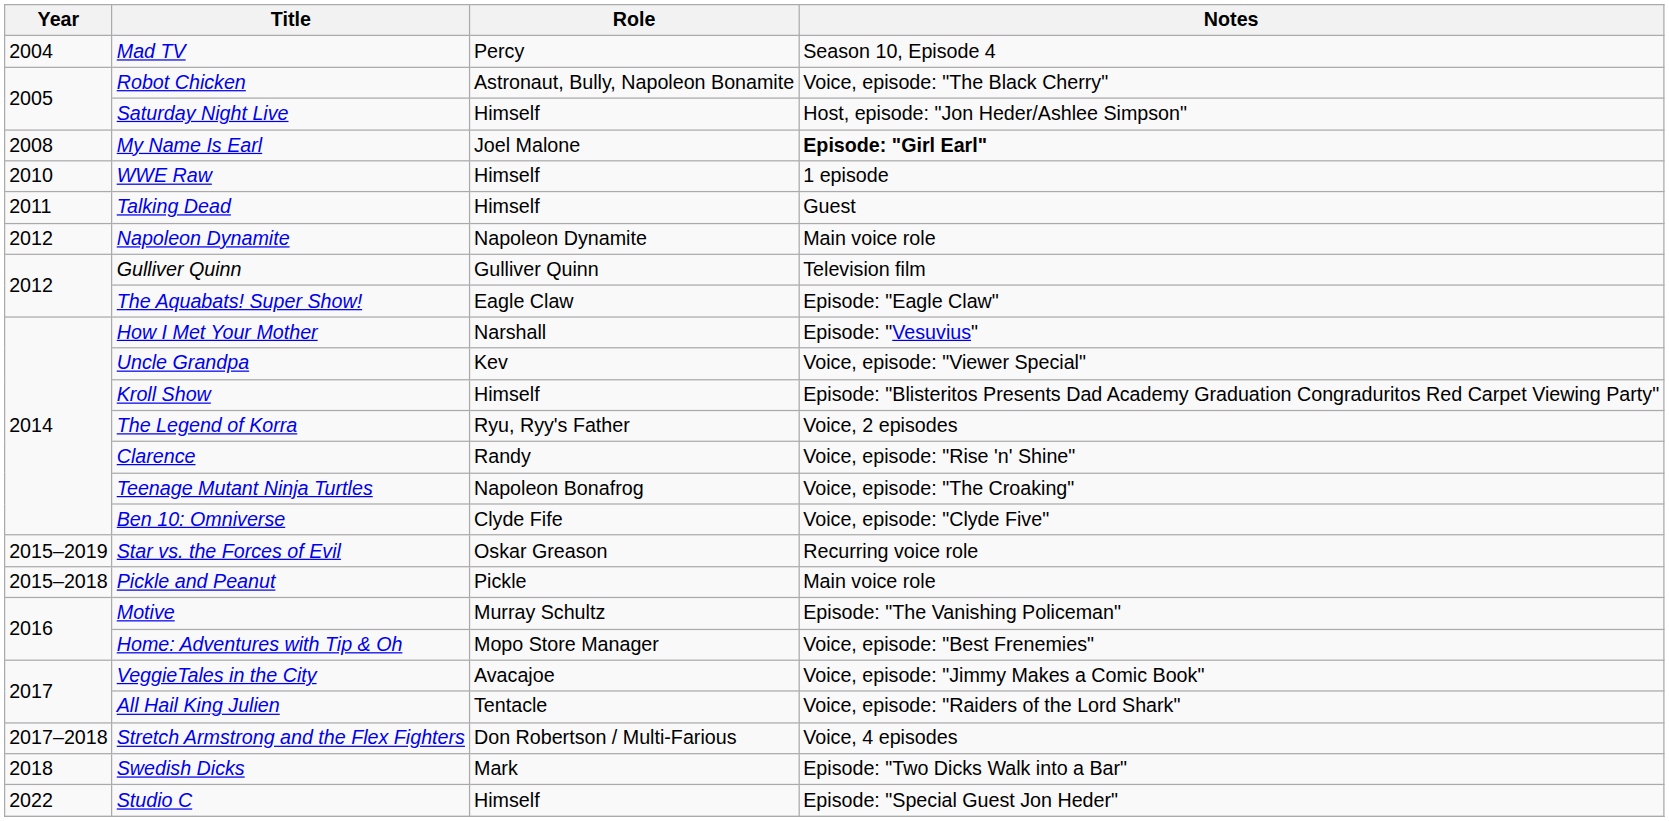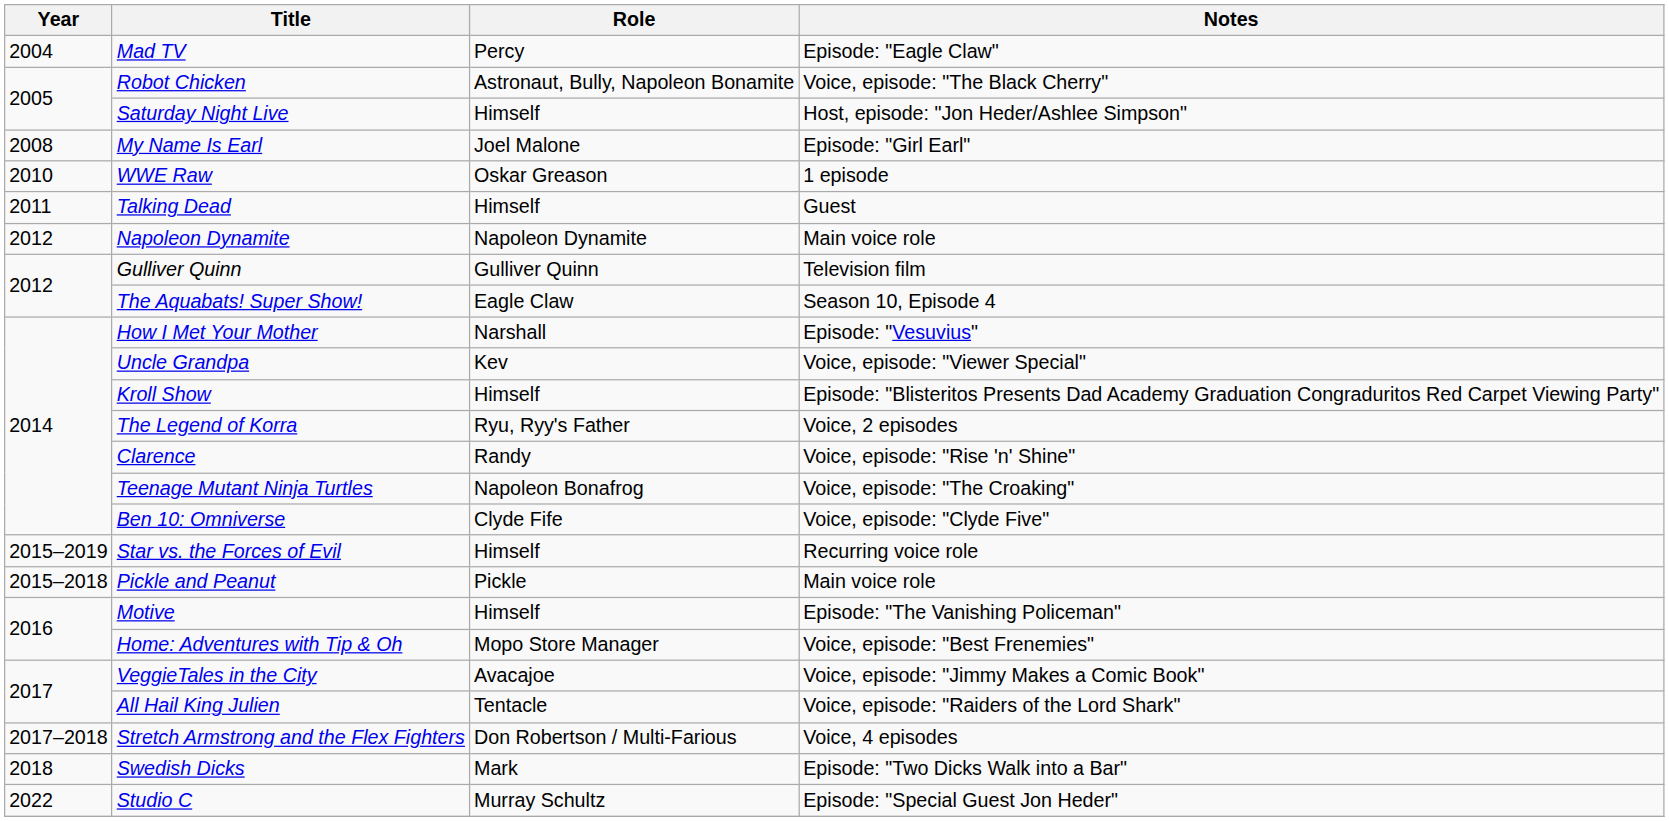(900, 51) Season 10, Episode 4 -> (901, 51) Episode: "Eagle Claw"
(895, 144) bold -> (887, 144) normal
(507, 176) Himself -> (541, 176) Oskar Greason
(901, 301) Episode: "Eagle Claw" -> (900, 301) Season 10, Episode 4
(541, 550) Oskar Greason -> (507, 550) Himself
(540, 613) Murray Schultz -> (507, 613) Himself
(507, 800) Himself -> (540, 800) Murray Schultz
